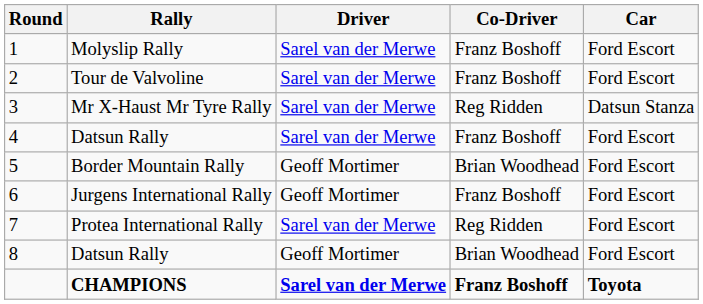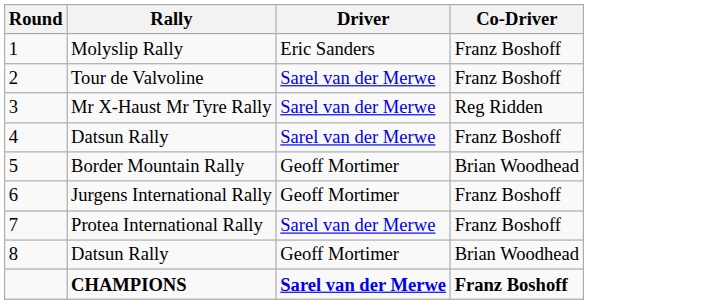- column: (641, 19)
(358, 48) Sarel van der Merwe -> (327, 48) Eric Sanders
(499, 225) Reg Ridden -> (508, 225) Franz Boshoff
